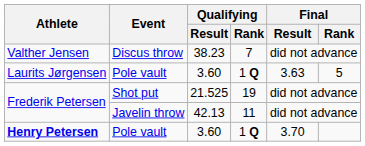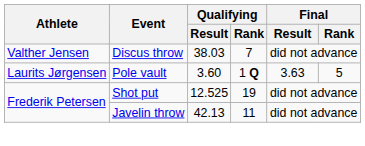(209, 54) 38.23 -> (209, 54) 38.03
(209, 93) 21.525 -> (209, 93) 12.525
- row: (53, 132)
